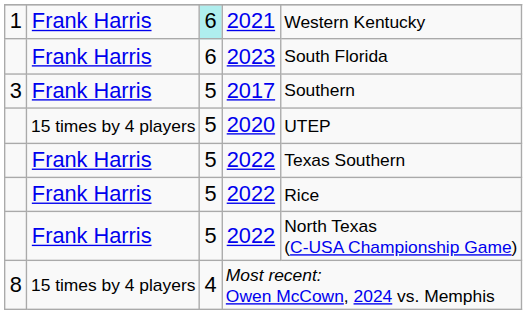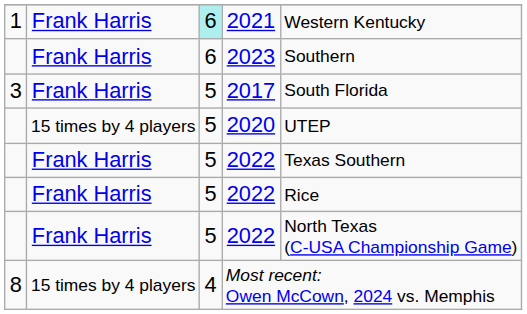(336, 56) South Florida -> (320, 56) Southern
(320, 91) Southern -> (336, 91) South Florida
